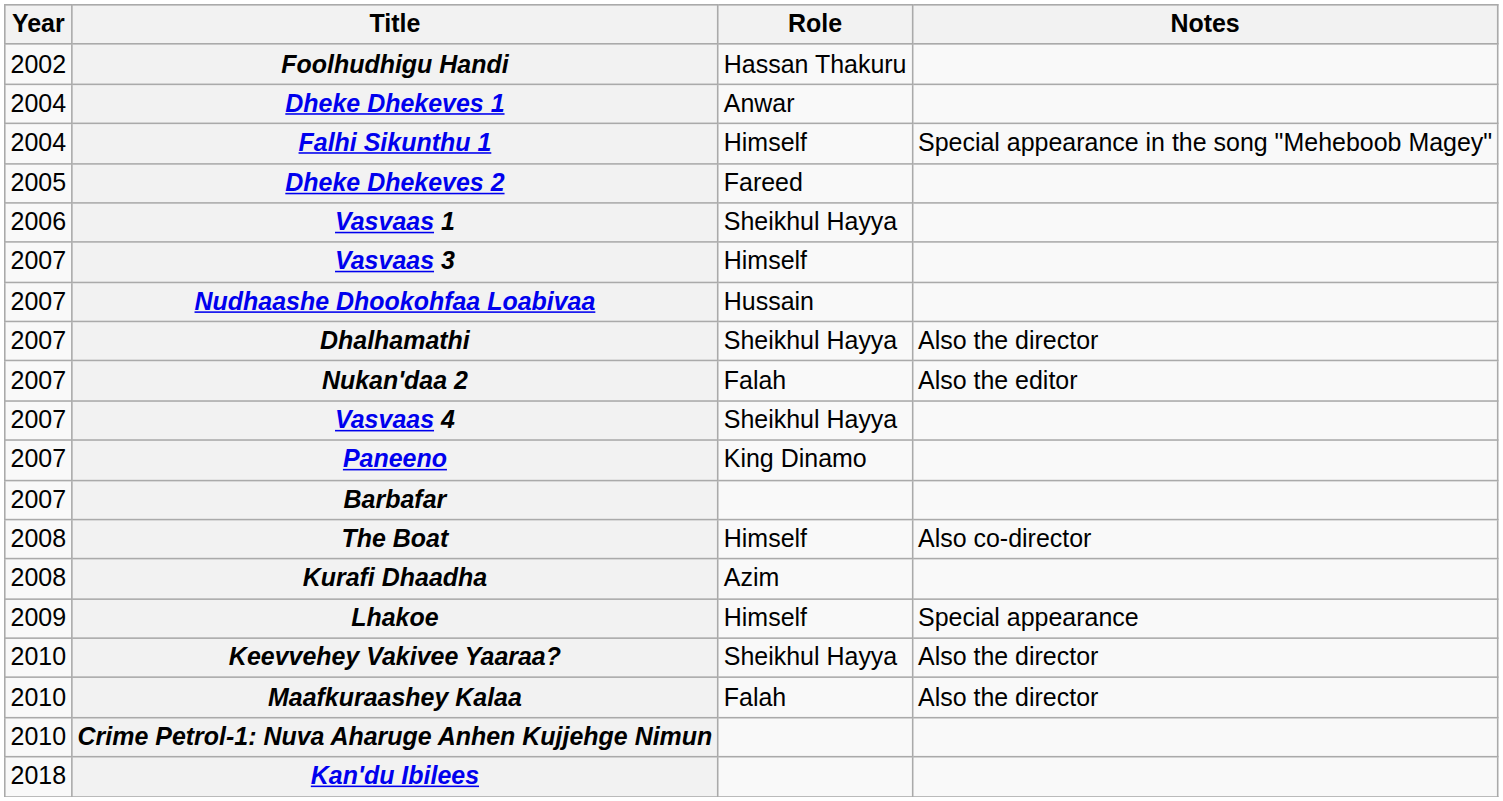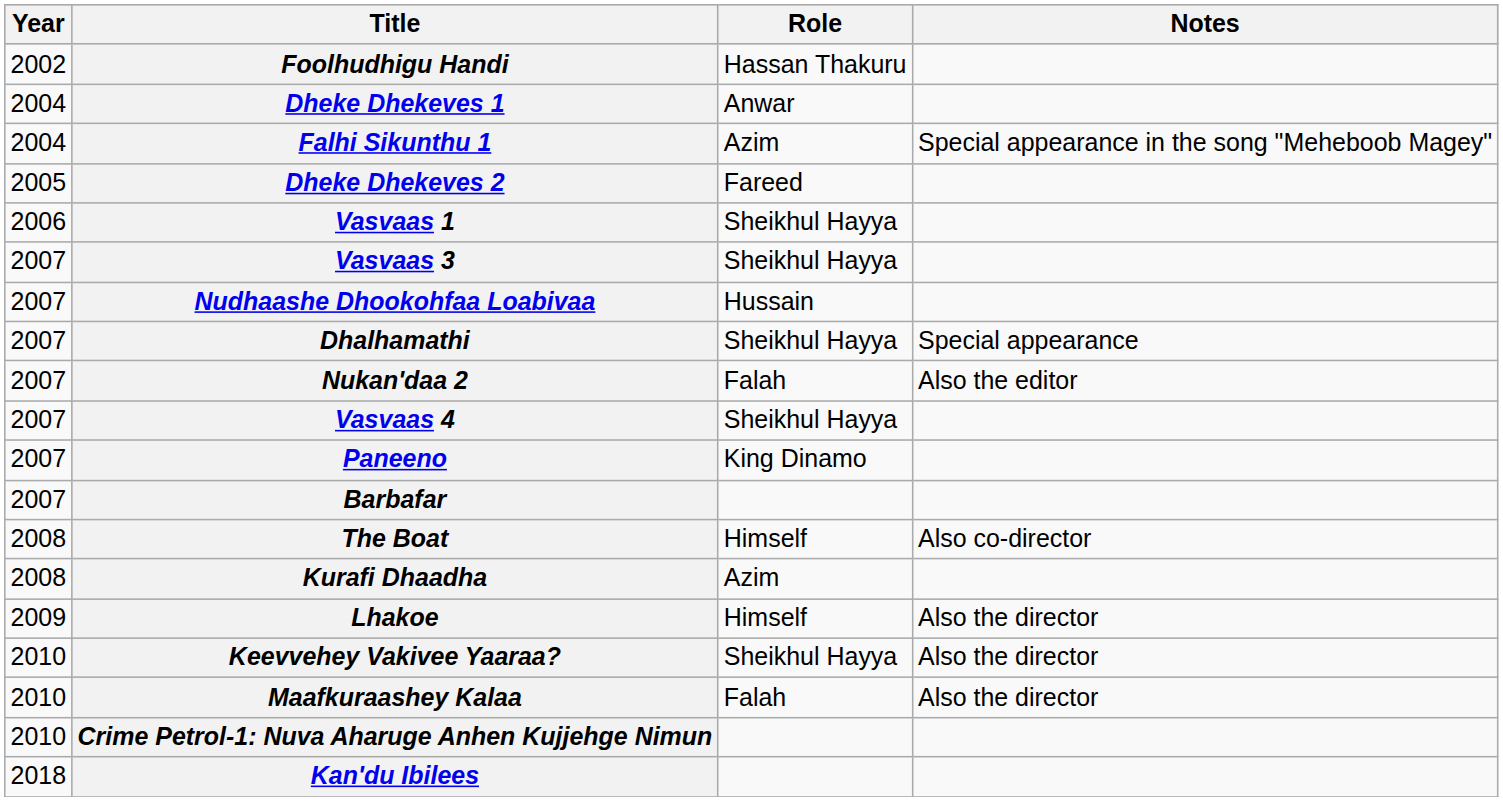(765, 143) Himself -> (752, 143) Azim
(765, 261) Himself -> (811, 261) Sheikhul Hayya
(1008, 340) Also the director -> (1028, 340) Special appearance
(1028, 618) Special appearance -> (1008, 618) Also the director
